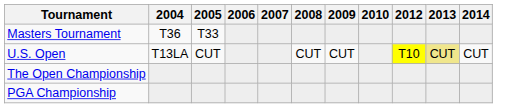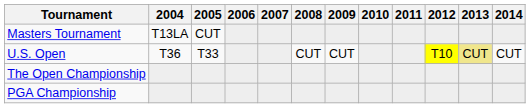+ column: (409, 14)
(170, 34) T36 -> (170, 34) T13LA
(208, 34) T33 -> (208, 34) CUT
(170, 54) T13LA -> (170, 54) T36
(208, 54) CUT -> (208, 54) T33
